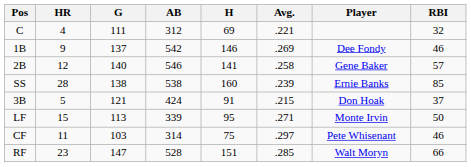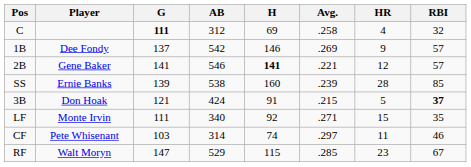columns swapped: (361, 13) <-> (63, 13)
(118, 30) normal -> (161, 30) bold
(284, 30) .221 -> (327, 30) .258
(438, 48) 46 -> (438, 48) 57
(118, 65) 140 -> (161, 65) 141
(229, 65) normal -> (272, 65) bold
(284, 65) .258 -> (327, 65) .221
(118, 83) 138 -> (161, 83) 139
(438, 100) normal -> (438, 100) bold
(118, 118) 113 -> (161, 118) 111
(174, 118) 339 -> (217, 118) 340
(229, 118) 95 -> (272, 118) 92
(438, 118) 50 -> (438, 118) 35
(229, 135) 75 -> (272, 135) 74
(174, 153) 528 -> (217, 153) 529
(229, 153) 151 -> (272, 153) 115
(438, 153) 66 -> (438, 153) 67
